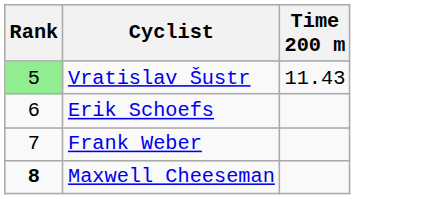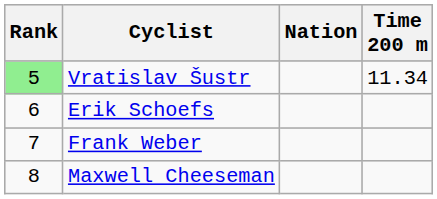+ column: (321, 33)
(315, 78) 11.43 -> (398, 78) 11.34
(34, 177) bold -> (34, 177) normal
